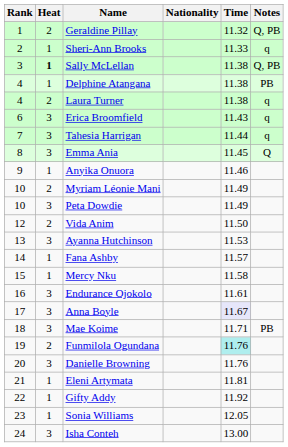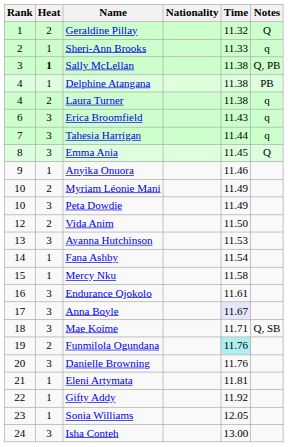(267, 30) Q, PB -> (267, 30) Q
(236, 258) 11.57 -> (236, 258) 11.54
(267, 328) PB -> (267, 328) Q, SB
